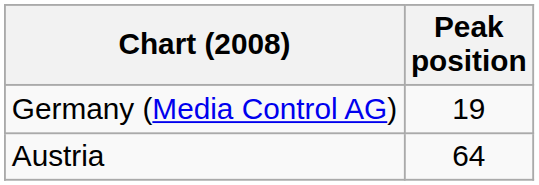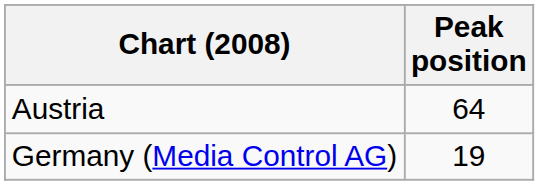rows swapped: (58, 155) <-> (204, 108)
